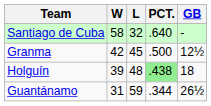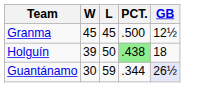- row: (56, 33)
(117, 52) 42 -> (90, 33) 45
(136, 71) 48 -> (109, 52) 50
(117, 91) 31 -> (90, 71) 30
(192, 91) no background -> (165, 71) lavender background
